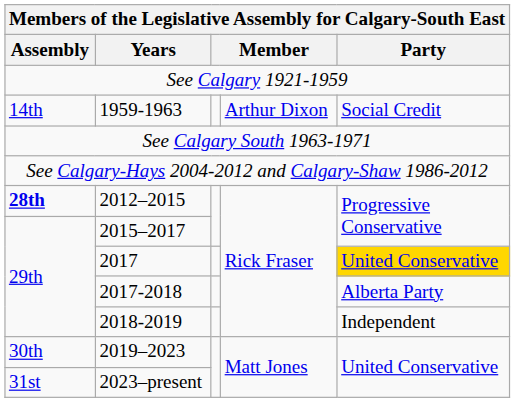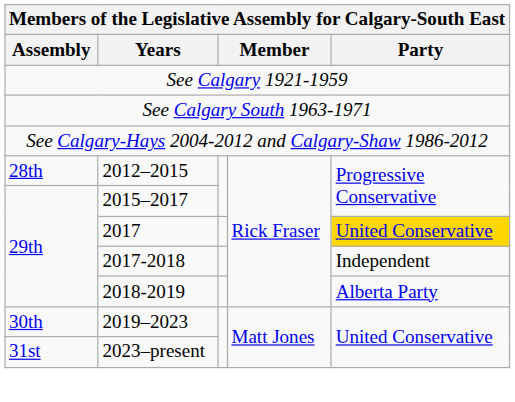- row: (141, 110)
(27, 200) bold -> (26, 170) normal
(392, 291) Alberta Party -> (383, 261) Independent
(388, 321) Independent -> (387, 291) Alberta Party
